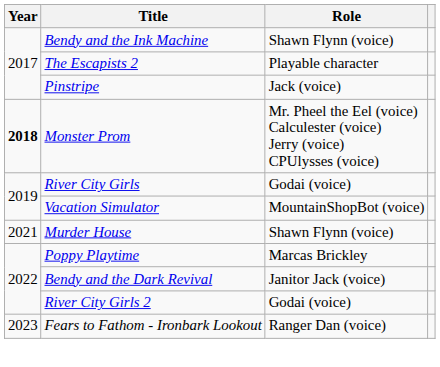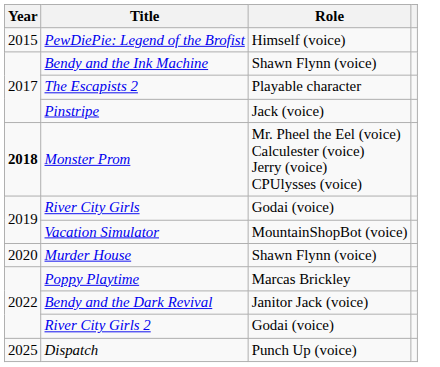+ row: (145, 39)
(23, 231) 2021 -> (23, 255) 2020
- row: (153, 326)
+ row: (71, 349)
